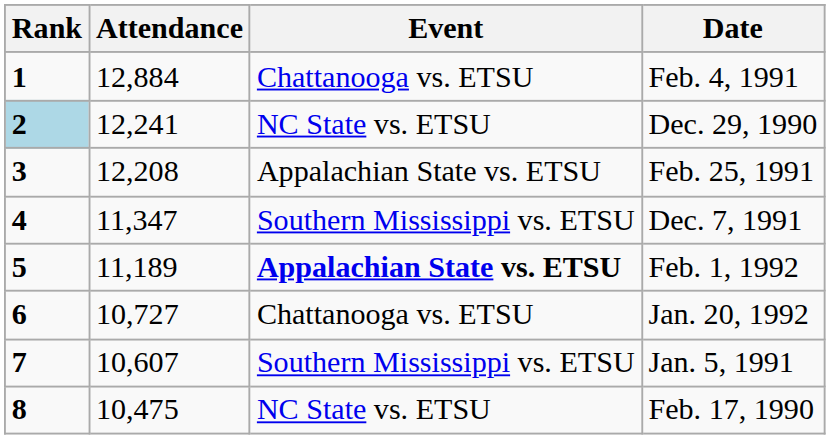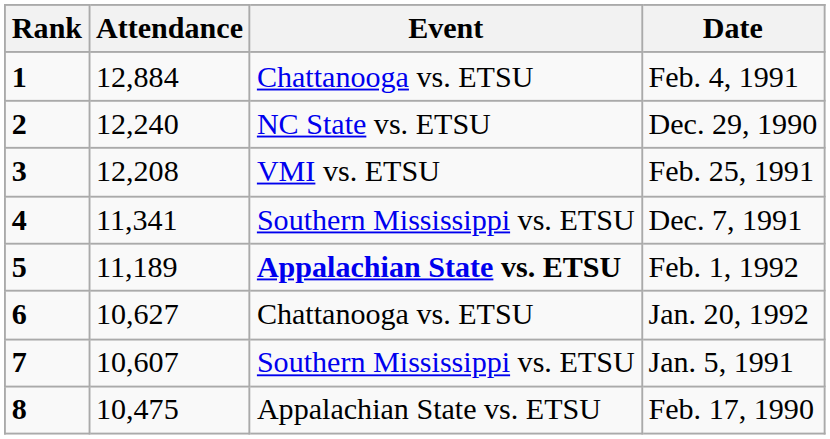(19, 123) lightblue background -> (19, 123) no background
(137, 123) 12,241 -> (137, 123) 12,240
(429, 171) Appalachian State vs. ETSU -> (348, 171) VMI vs. ETSU
(137, 219) 11,347 -> (137, 219) 11,341
(137, 314) 10,727 -> (137, 314) 10,627
(374, 409) NC State vs. ETSU -> (429, 409) Appalachian State vs. ETSU
